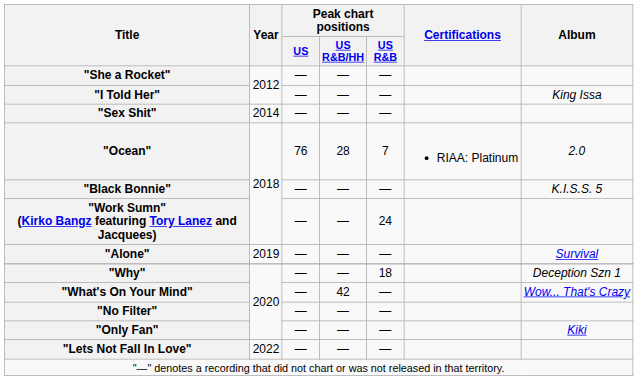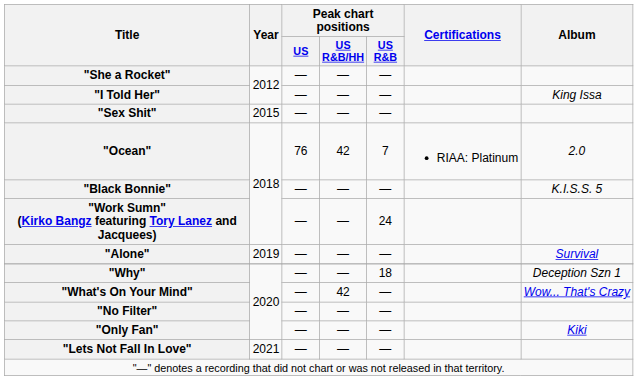(266, 113) 2014 -> (266, 113) 2015
(343, 151) 28 -> (343, 151) 42
(266, 349) 2022 -> (266, 349) 2021
